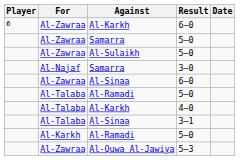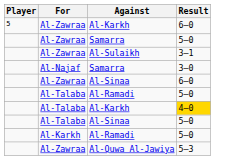- column: (223, 11)
(8, 24) 6 -> (8, 24) 5
(186, 54) 5–0 -> (186, 54) 3–1
(186, 108) no background -> (186, 108) gold background
(186, 122) 3–1 -> (186, 122) 5–0
